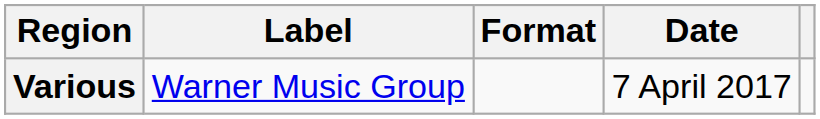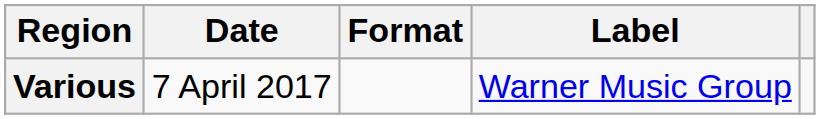columns swapped: (702, 31) <-> (308, 31)
